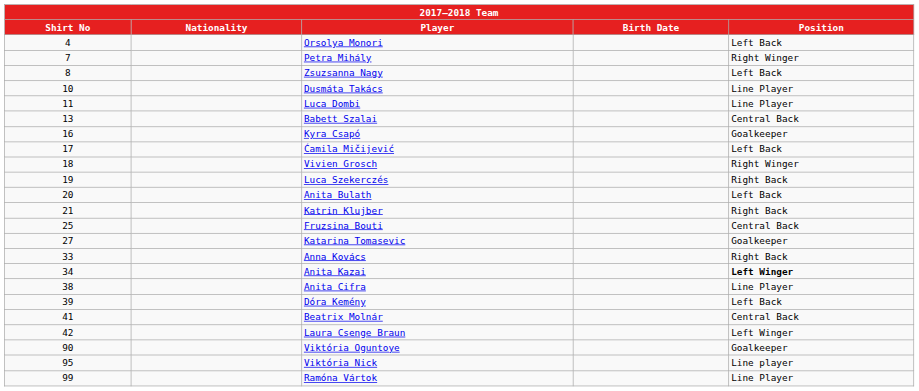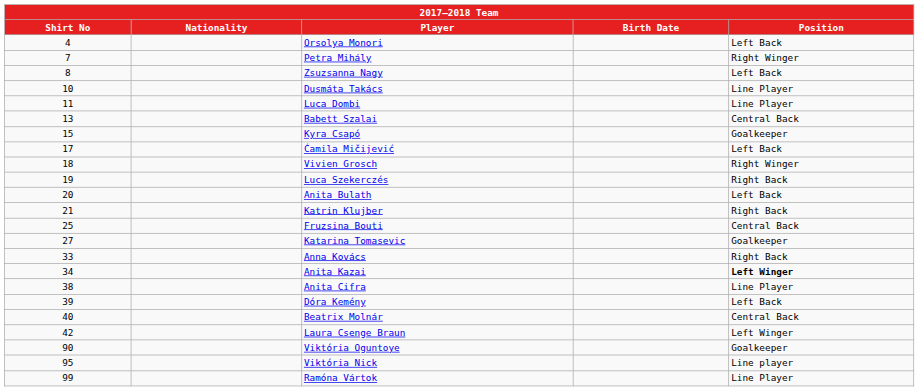(68, 134) 16 -> (68, 134) 15
(68, 317) 41 -> (68, 317) 40
